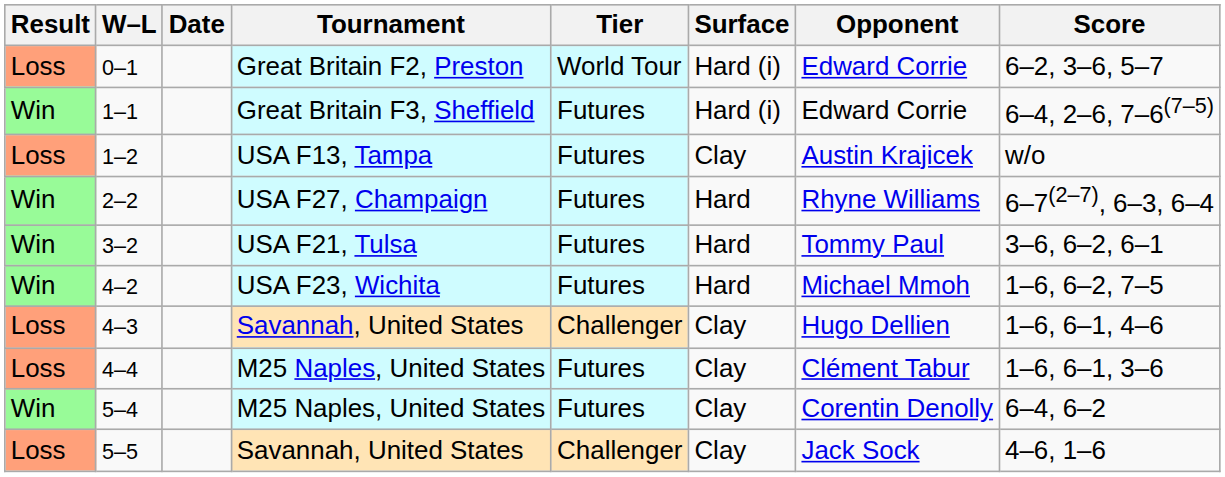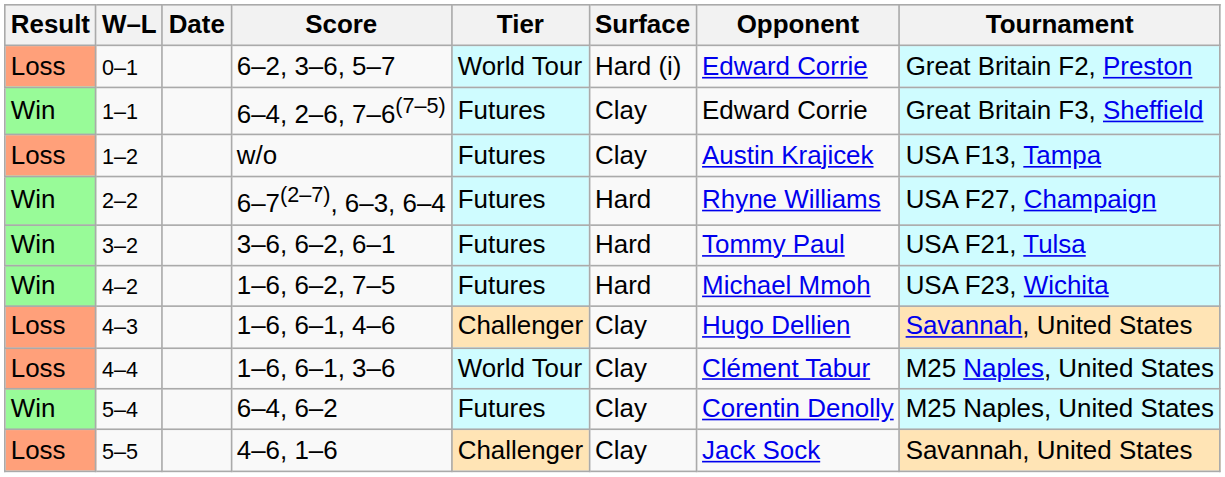columns swapped: (391, 25) <-> (1109, 25)
(738, 110) Hard (i) -> (621, 110) Clay
(601, 367) Futures -> (520, 367) World Tour
